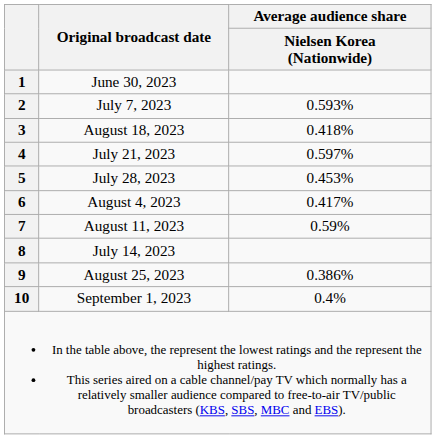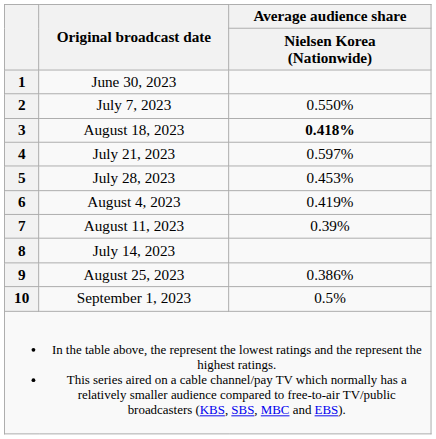(330, 105) 0.593% -> (330, 105) 0.550%
(330, 130) normal -> (330, 130) bold
(330, 202) 0.417% -> (330, 202) 0.419%
(330, 226) 0.59% -> (330, 226) 0.39%
(330, 298) 0.4% -> (330, 298) 0.5%
